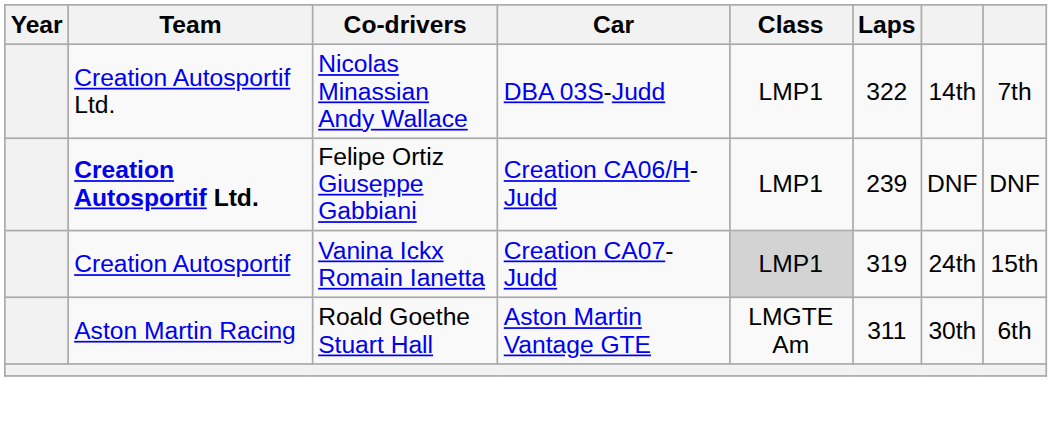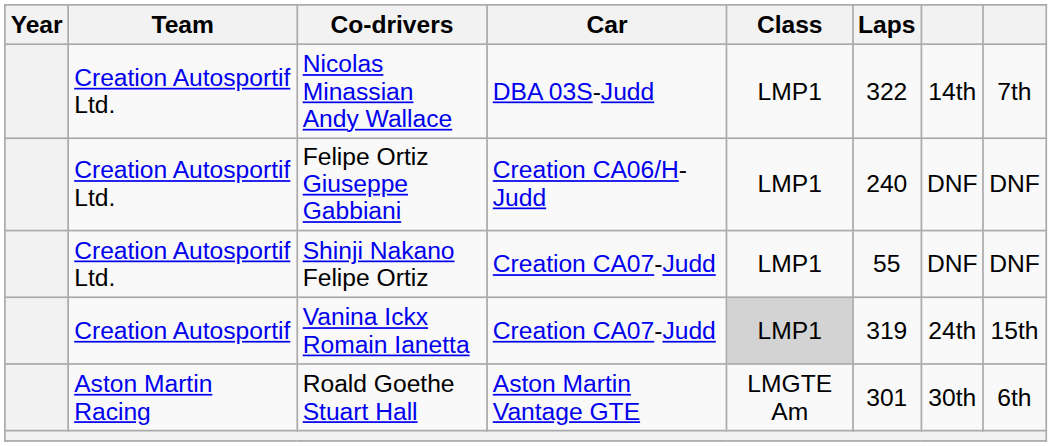(166, 185) bold -> (182, 185) normal
(887, 185) 239 -> (887, 185) 240
+ row: (379, 265)
(887, 331) 311 -> (887, 397) 301
